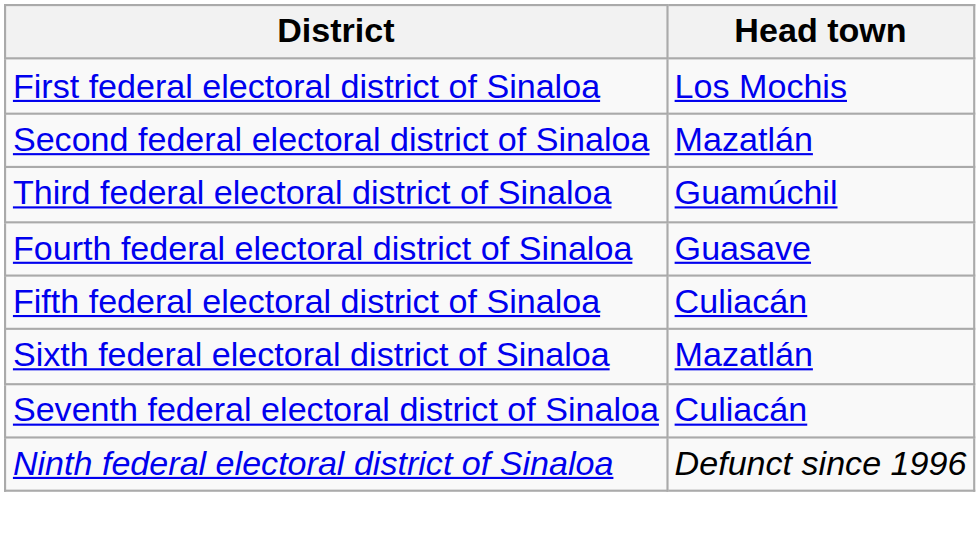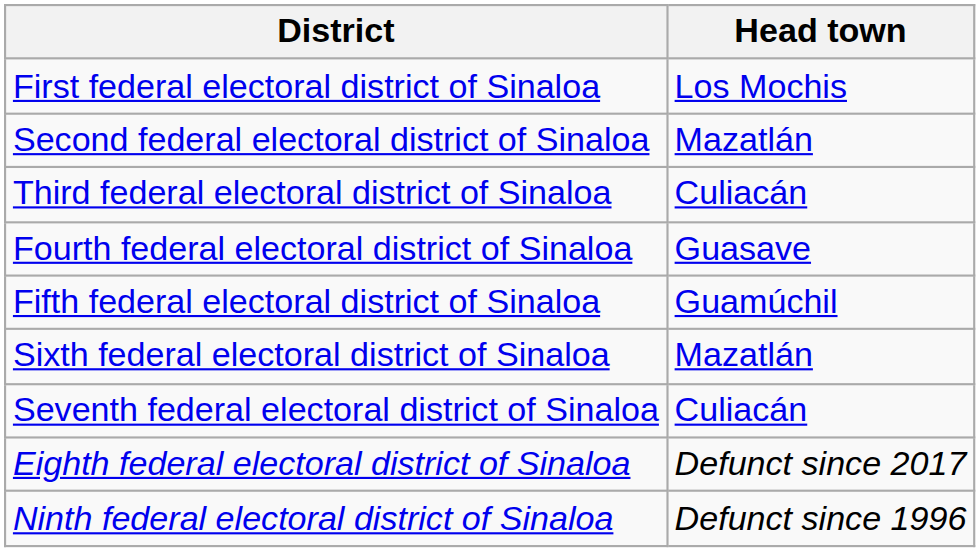(756, 193) Guamúchil -> (741, 193) Culiacán
(741, 301) Culiacán -> (756, 301) Guamúchil
+ row: (322, 463)
